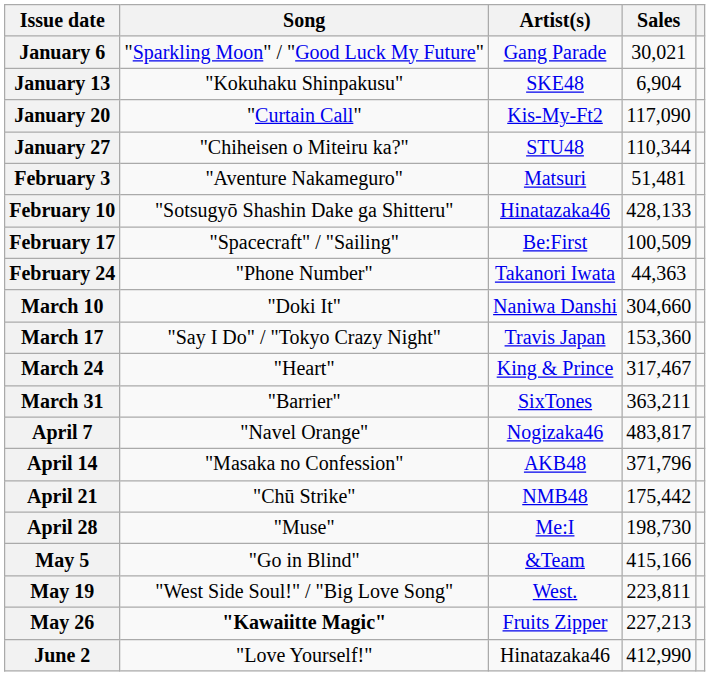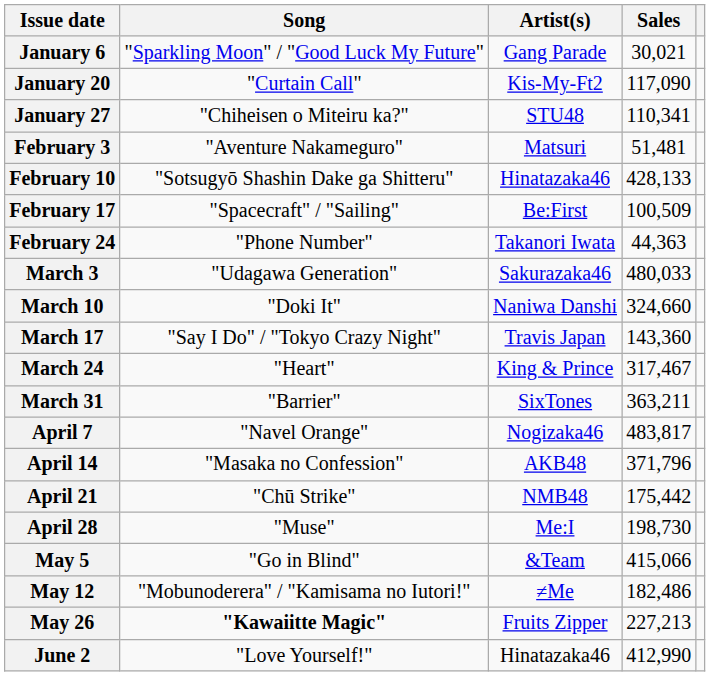- row: (62, 83)
(659, 147) 110,344 -> (659, 115) 110,341
+ row: (62, 274)
(659, 305) 304,660 -> (659, 305) 324,660
(659, 337) 153,360 -> (659, 337) 143,360
(659, 559) 415,166 -> (659, 559) 415,066
+ row: (62, 591)
- row: (62, 591)
